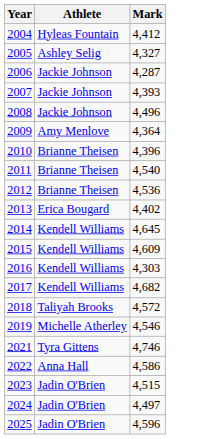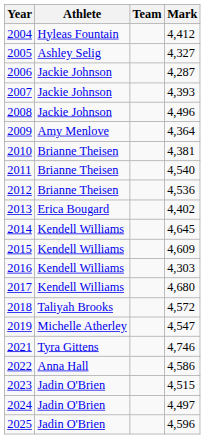+ column: (147, 14)
(146, 151) 4,396 -> (181, 151) 4,381
(146, 287) 4,682 -> (181, 287) 4,680
(146, 326) 4,546 -> (181, 326) 4,547
